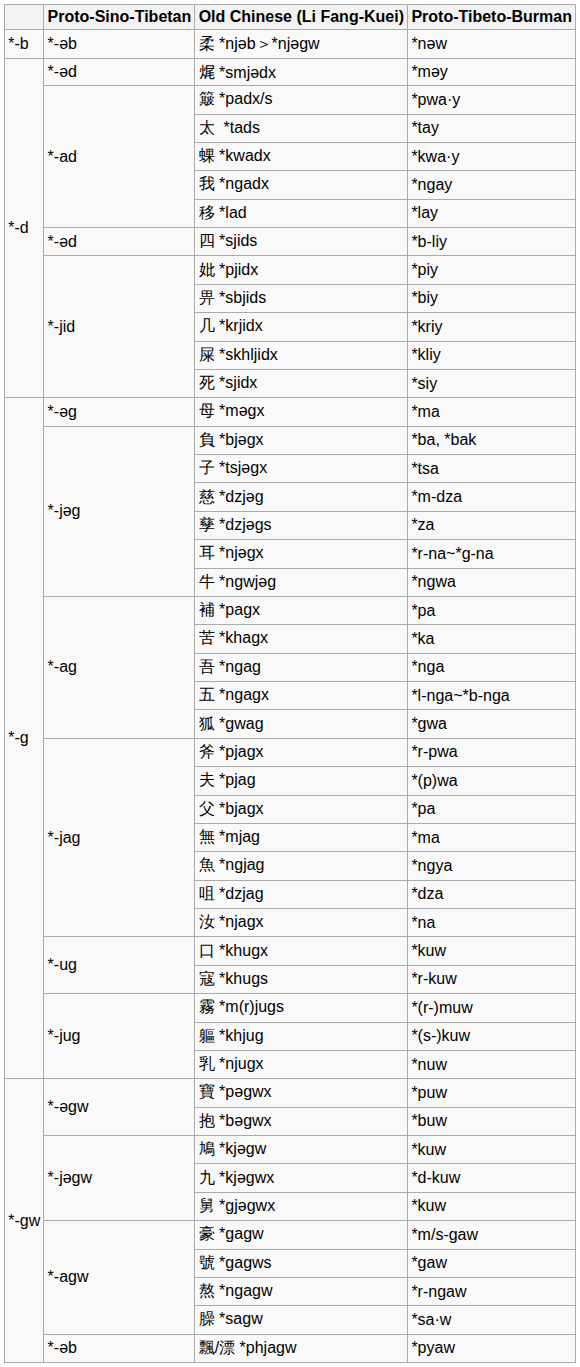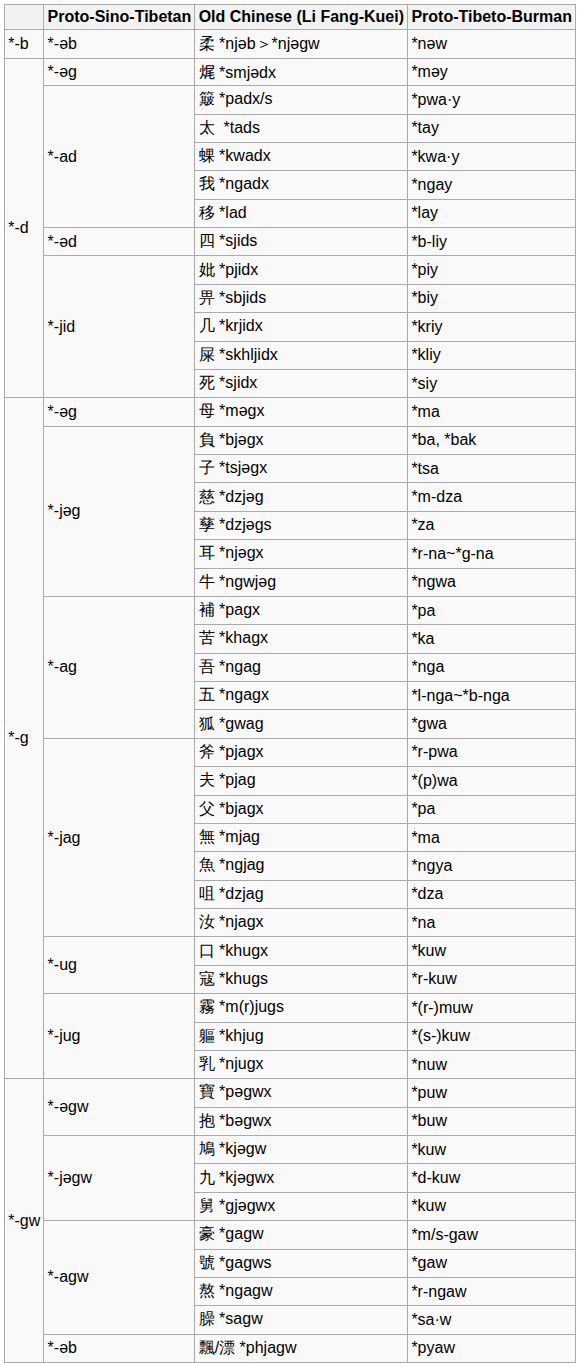(62, 71) *-əd -> (78, 71) *-əg
